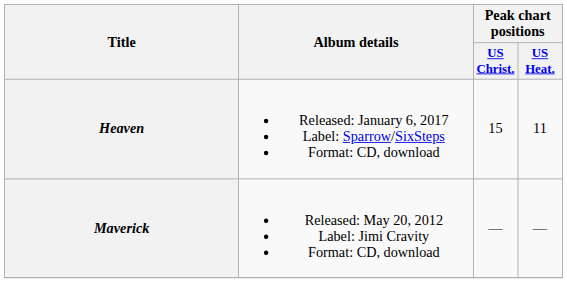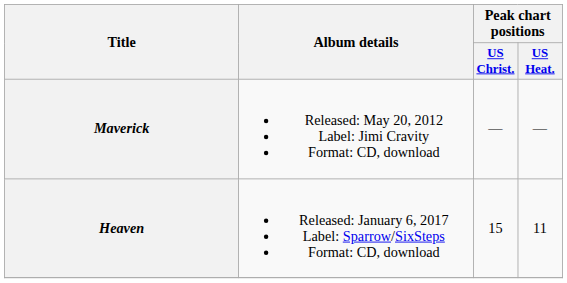rows swapped: (122, 228) <-> (122, 128)
